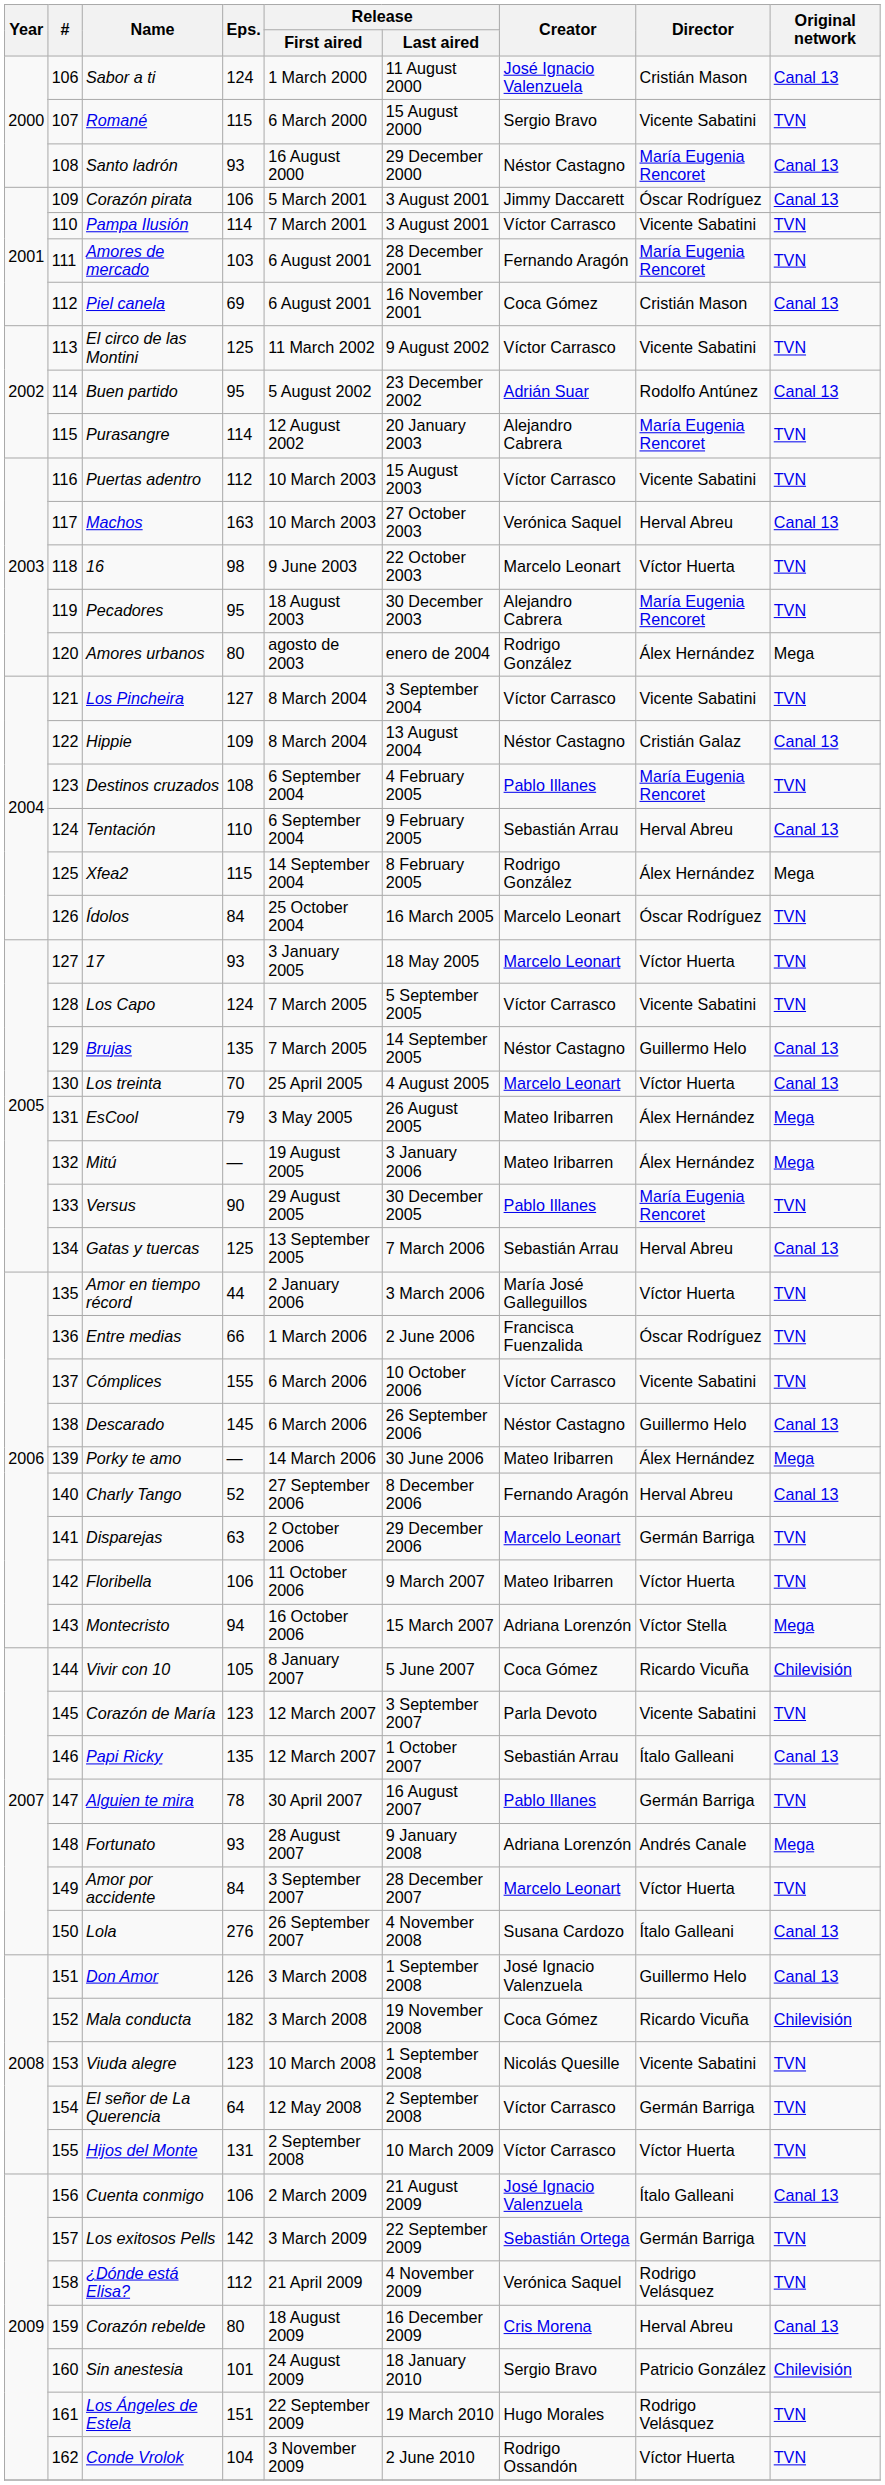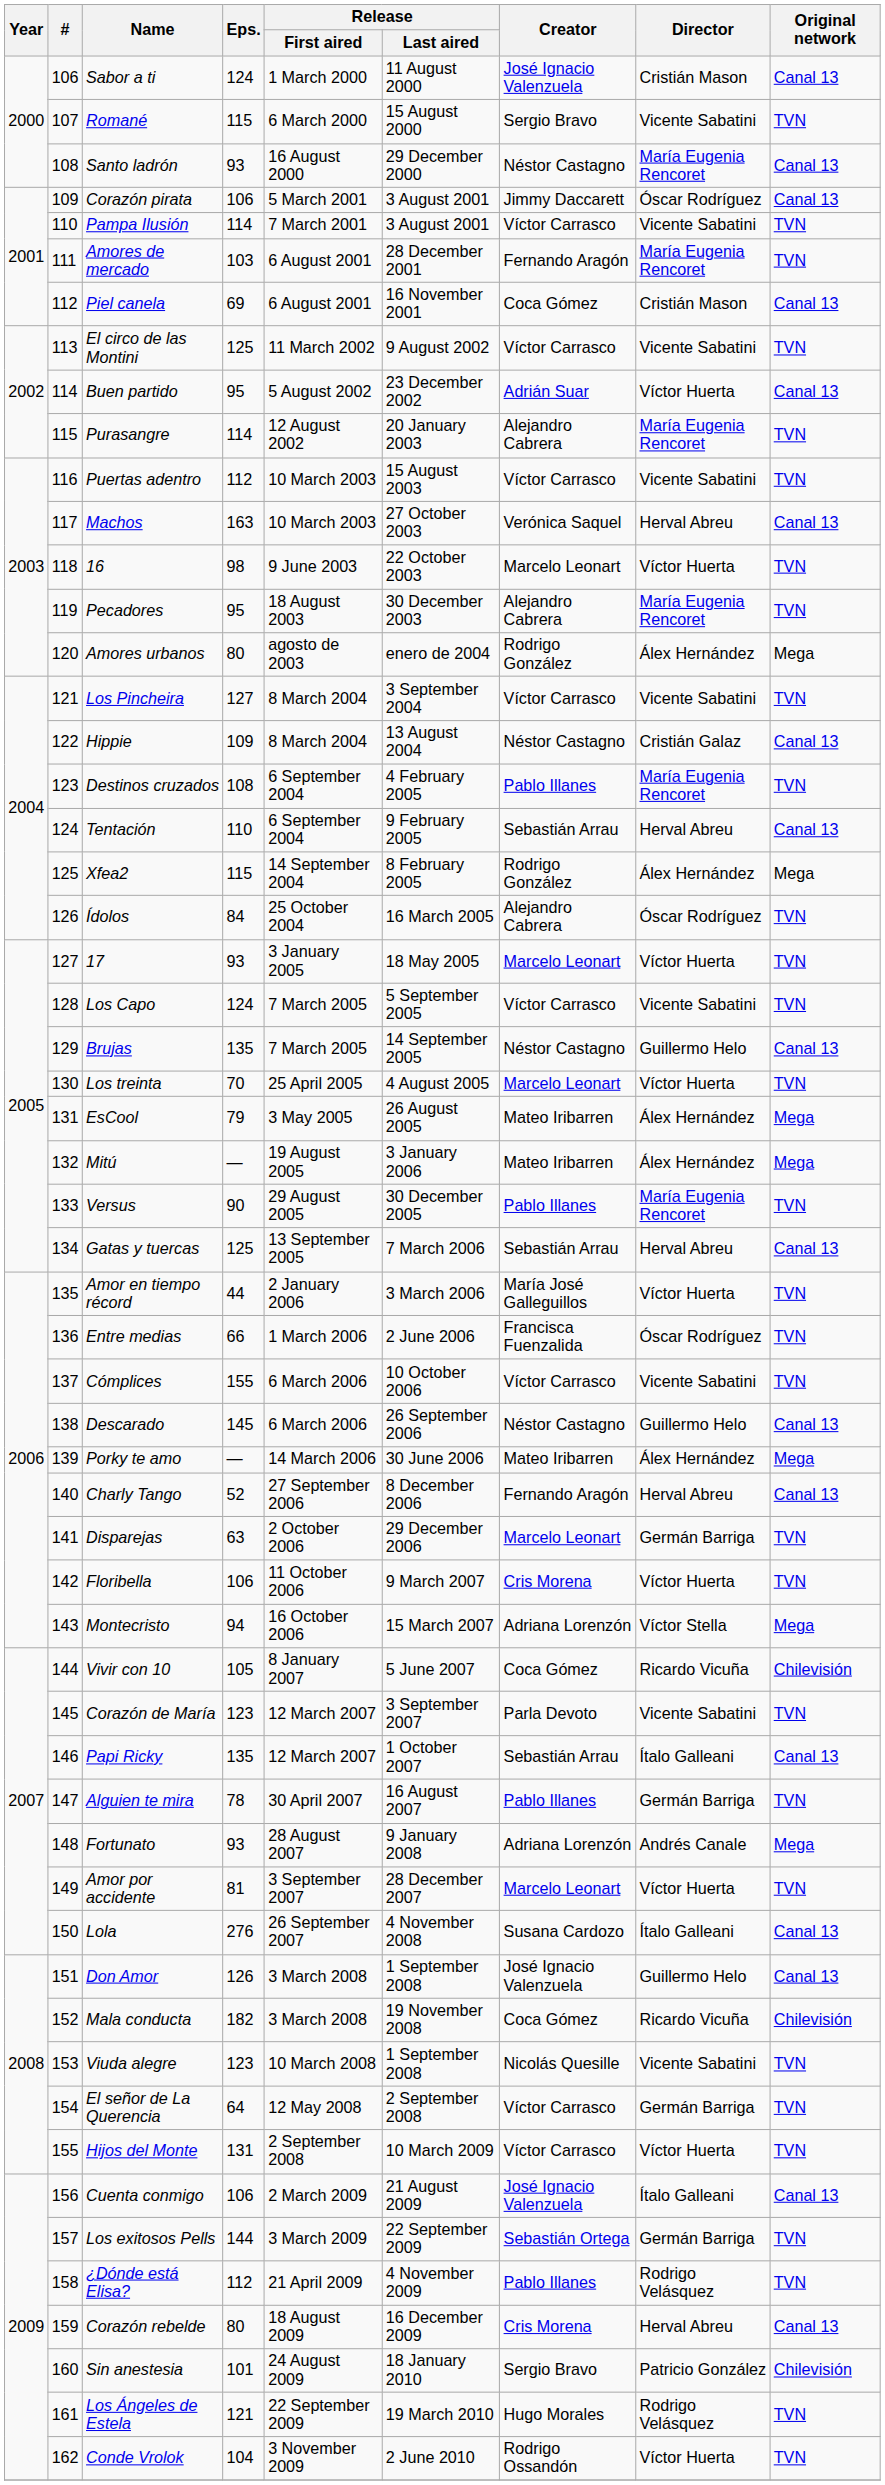(699, 391) Rodolfo Antúnez -> (687, 391) Víctor Huerta
(562, 917) Marcelo Leonart -> (538, 917) Alejandro Cabrera
(806, 1083) Canal 13 -> (790, 1083) TVN
(558, 1582) Mateo Iribarren -> (548, 1582) Cris Morena
(236, 1888) 84 -> (236, 1888) 81
(240, 2239) 142 -> (240, 2239) 144
(562, 2282) Verónica Saquel -> (550, 2282) Pablo Illanes
(240, 2414) 151 -> (240, 2414) 121
